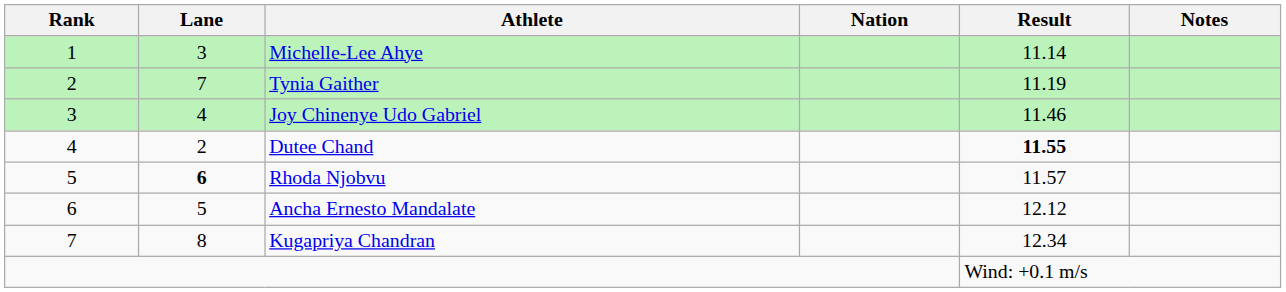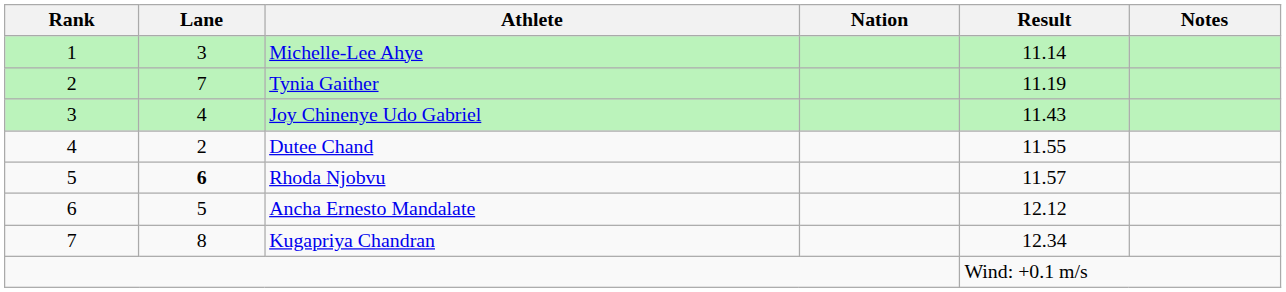(1044, 114) 11.46 -> (1044, 114) 11.43
(1044, 146) bold -> (1044, 146) normal
